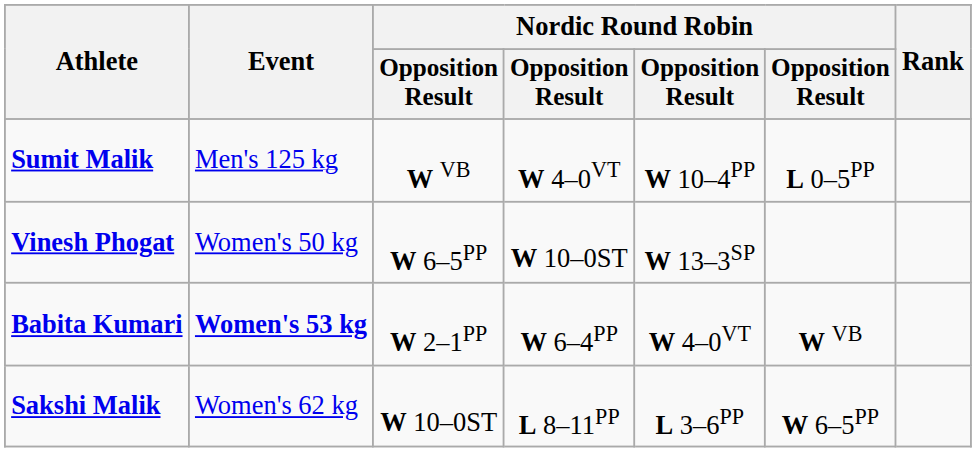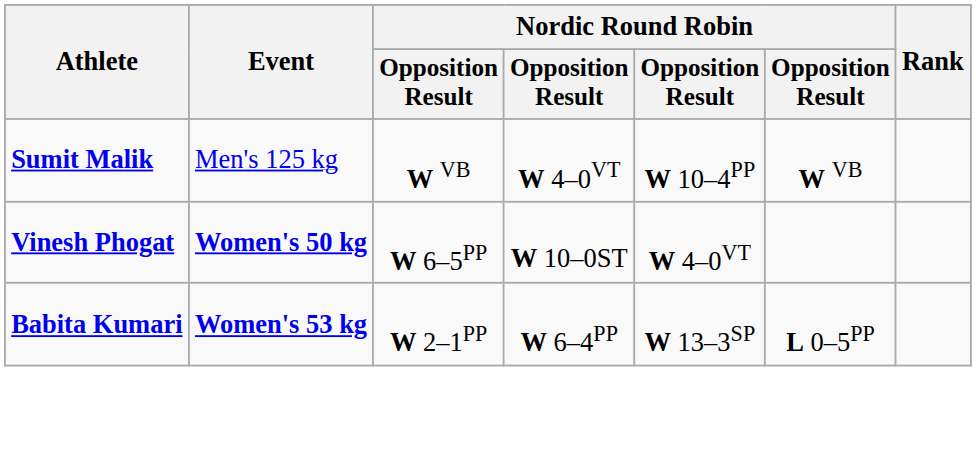(830, 175) L 0–5PP -> (830, 175) W VB
(276, 242) normal -> (281, 242) bold
(700, 257) W 13–3SP -> (700, 257) W 4–0VT
(700, 339) W 4–0VT -> (700, 339) W 13–3SP
(830, 339) W VB -> (830, 339) L 0–5PP
- row: (86, 406)
